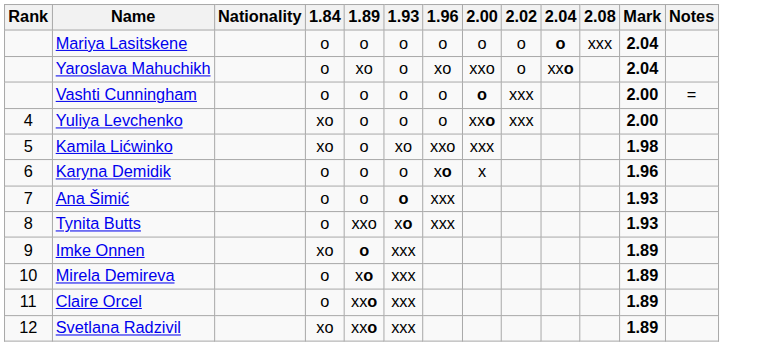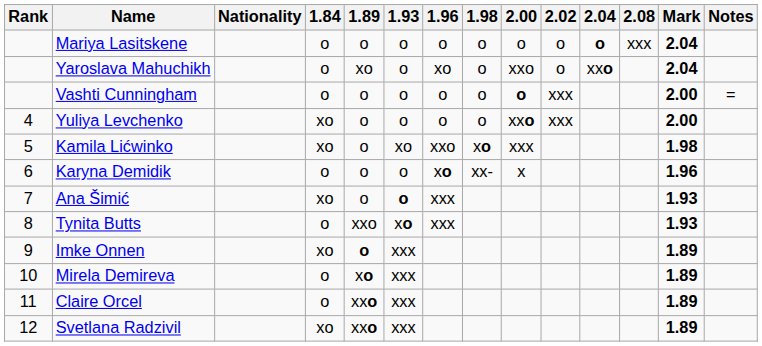+ column: (482, 17)
(325, 198) o -> (325, 198) xo
